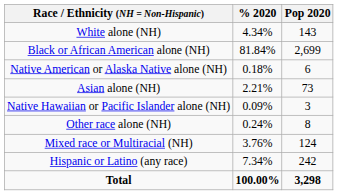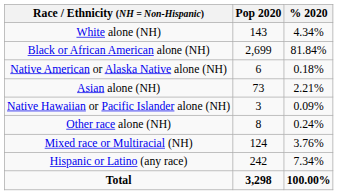columns swapped: (308, 13) <-> (257, 13)
